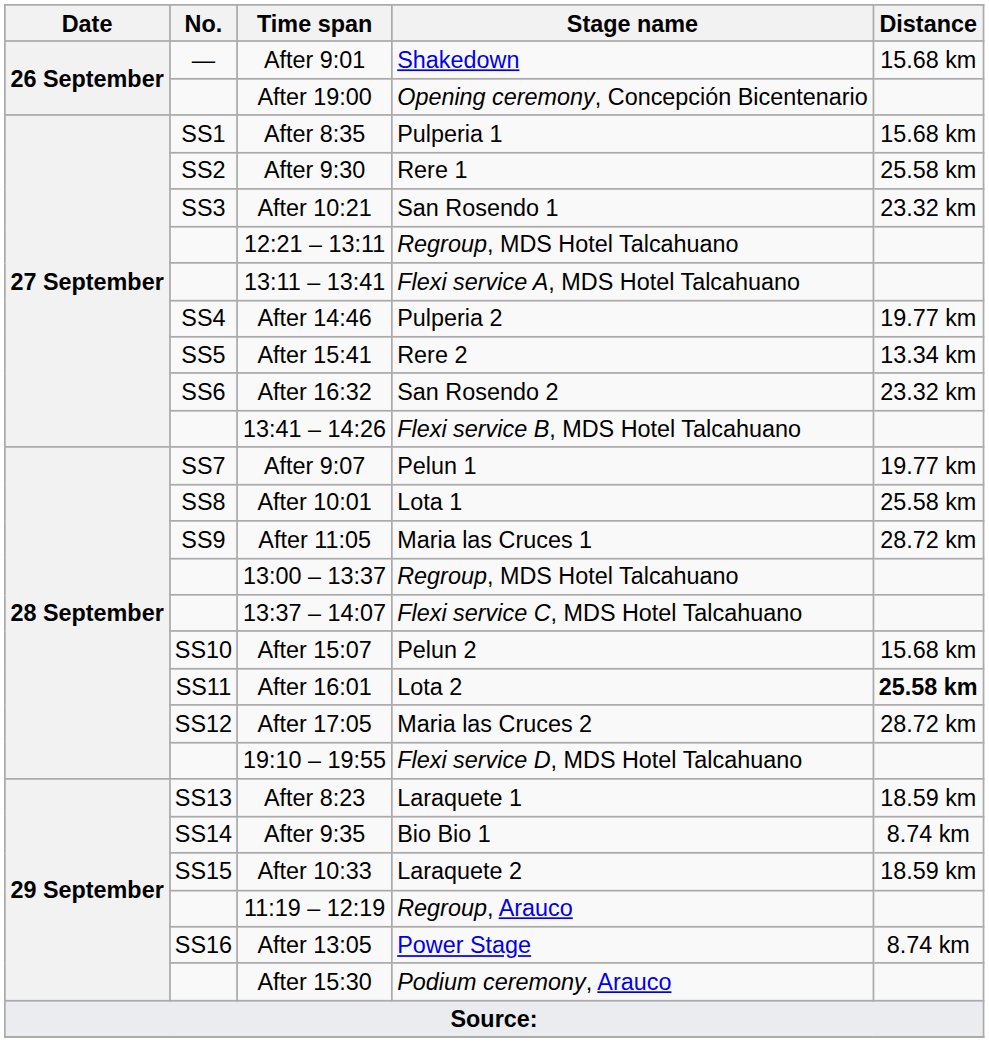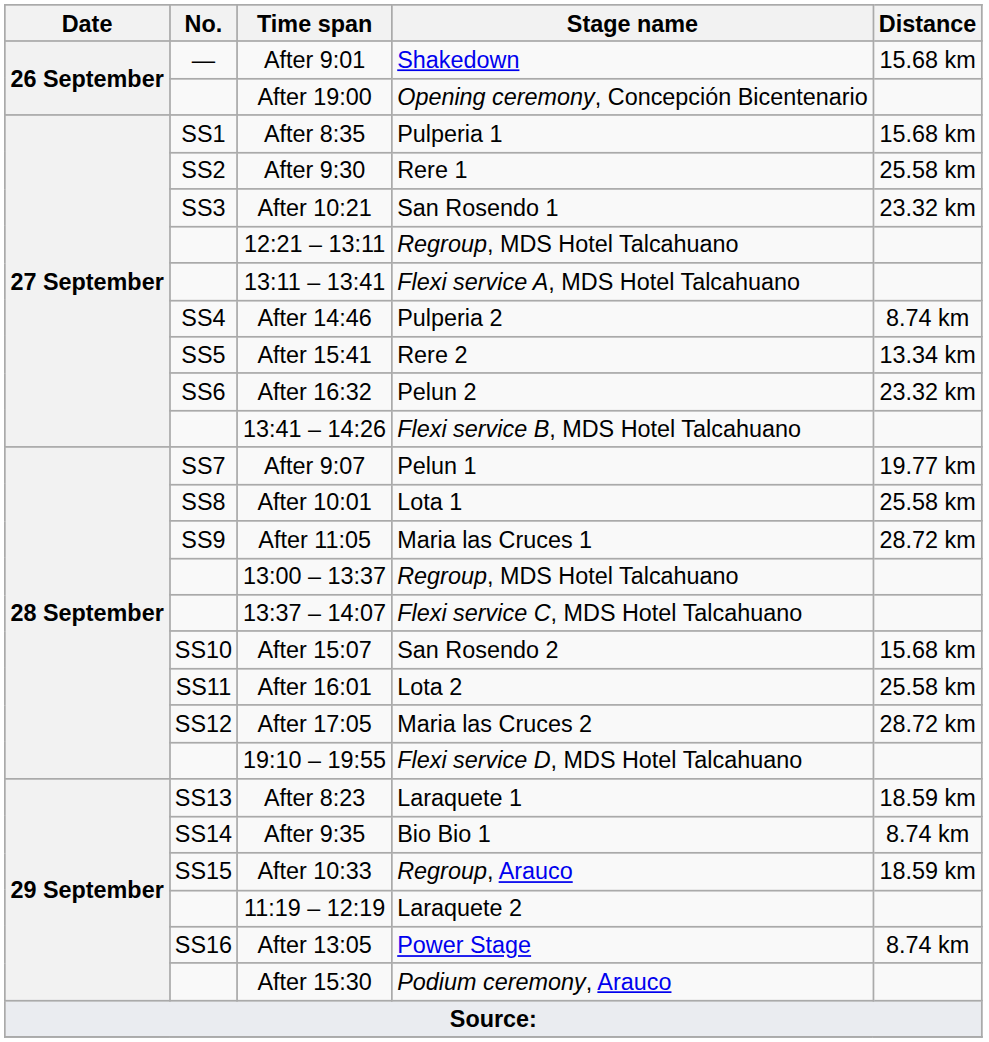(928, 318) 19.77 km -> (928, 318) 8.74 km
(478, 392) San Rosendo 2 -> (437, 392) Pelun 2
(437, 650) Pelun 2 -> (478, 650) San Rosendo 2
(928, 687) bold -> (928, 687) normal
(460, 871) Laraquete 2 -> (485, 871) Regroup, Arauco
(485, 908) Regroup, Arauco -> (460, 908) Laraquete 2
